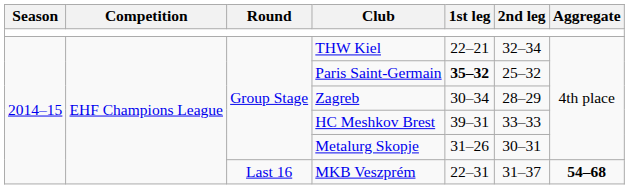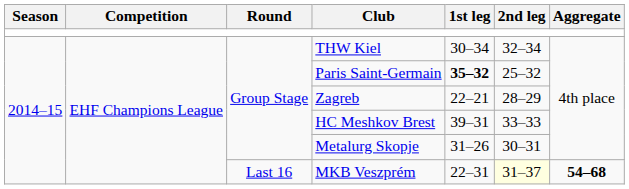(470, 48) 22–21 -> (470, 48) 30–34
(470, 97) 30–34 -> (470, 97) 22–21
(522, 171) no background -> (522, 171) lightyellow background
